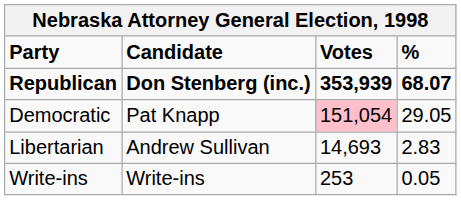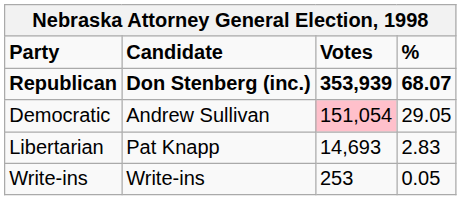(173, 115) Pat Knapp -> (198, 115) Andrew Sullivan
(198, 147) Andrew Sullivan -> (173, 147) Pat Knapp
